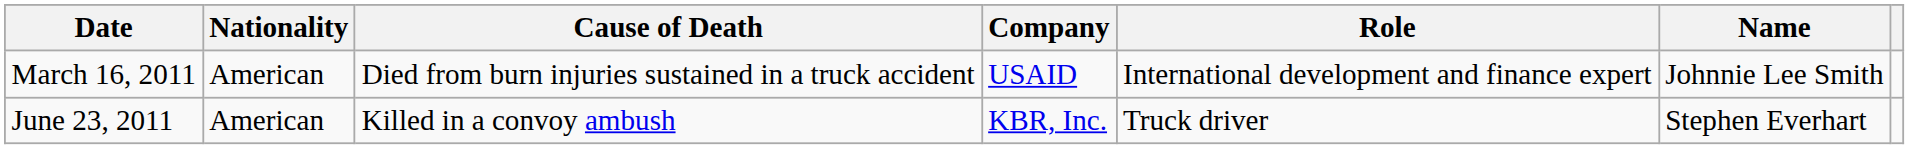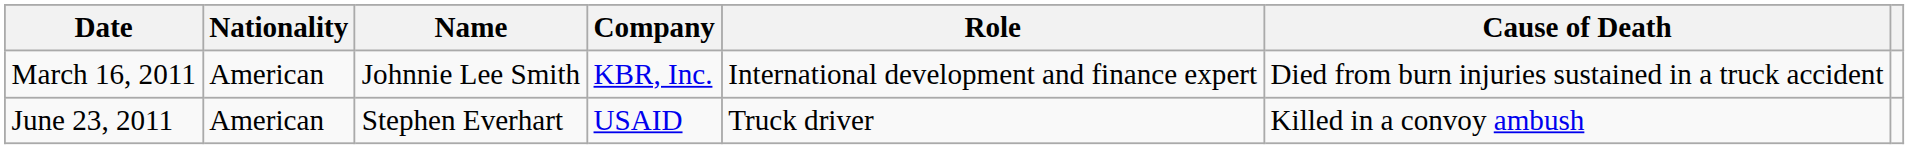columns swapped: (1774, 27) <-> (668, 27)
(1033, 73) USAID -> (653, 73) KBR, Inc.
(1048, 119) KBR, Inc. -> (638, 119) USAID
